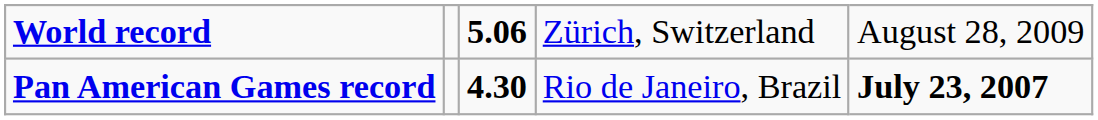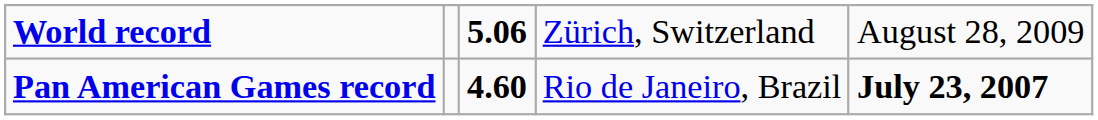(497, 85) 4.30 -> (497, 85) 4.60
